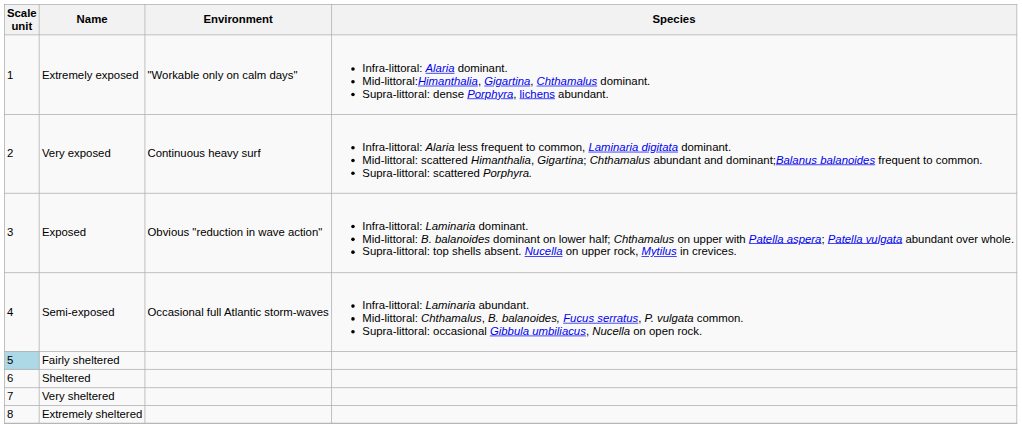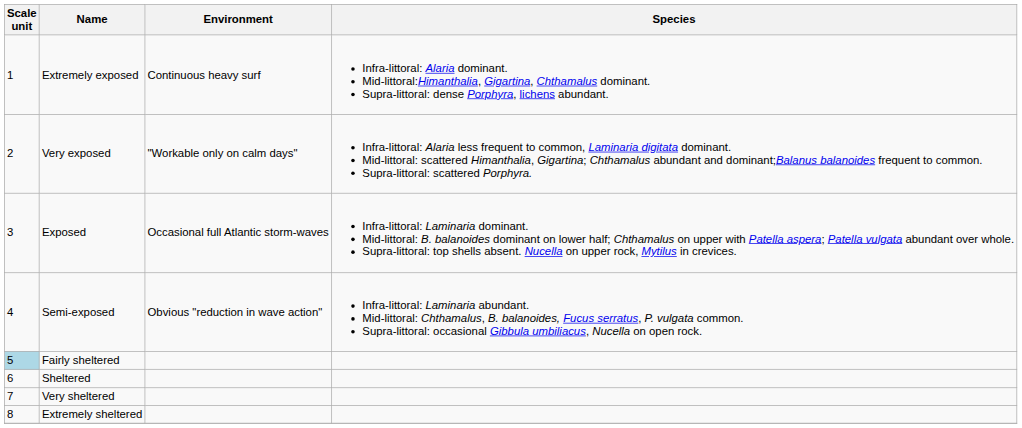(222, 74) "Workable only on calm days" -> (204, 74) Continuous heavy surf
(204, 153) Continuous heavy surf -> (222, 153) "Workable only on calm days"
(235, 232) Obvious "reduction in wave action" -> (238, 232) Occasional full Atlantic storm-waves
(238, 312) Occasional full Atlantic storm-waves -> (235, 312) Obvious "reduction in wave action"
